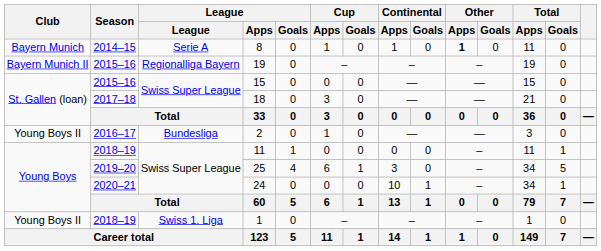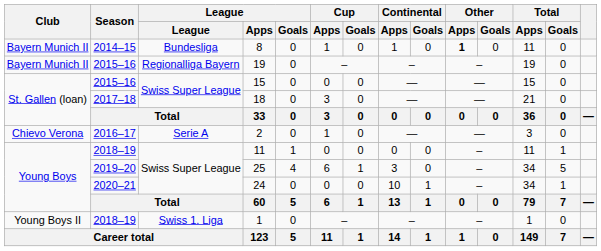(48, 47) Bayern Munich -> (48, 47) Bayern Munich II
(191, 47) Serie A -> (191, 47) Bundesliga
(48, 133) Young Boys II -> (48, 133) Chievo Verona
(191, 133) Bundesliga -> (191, 133) Serie A
